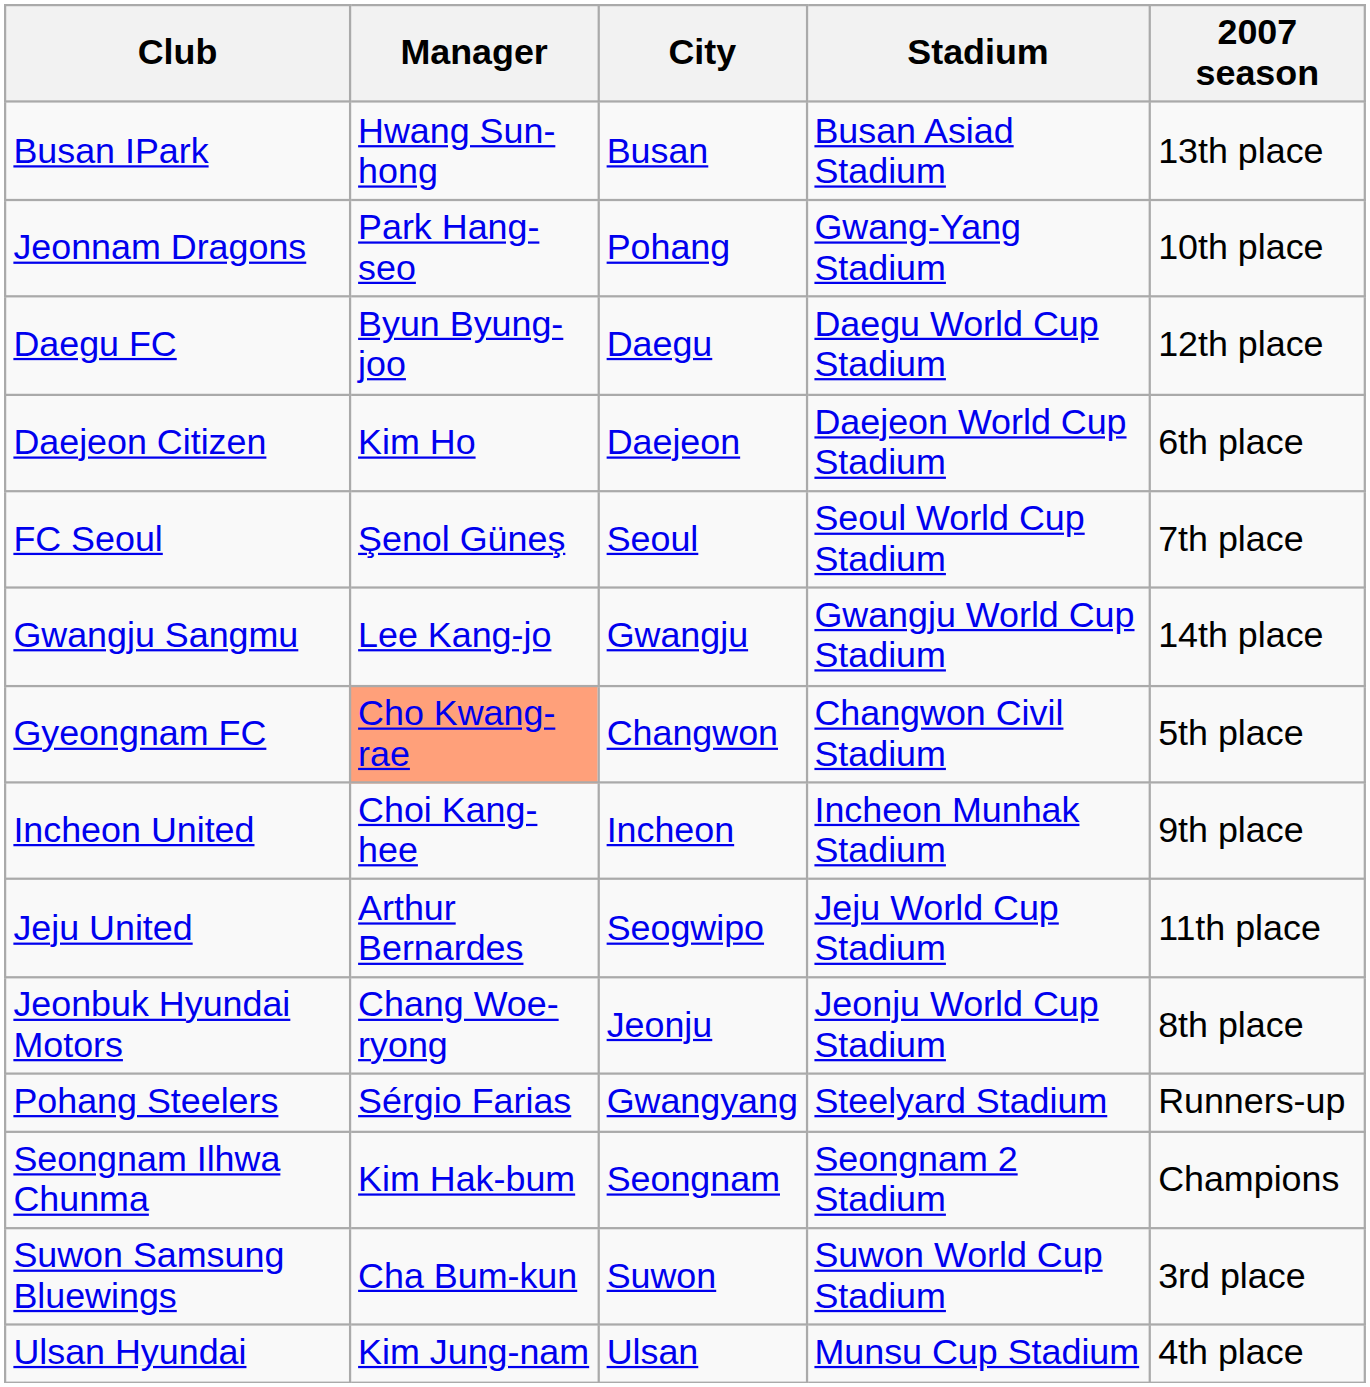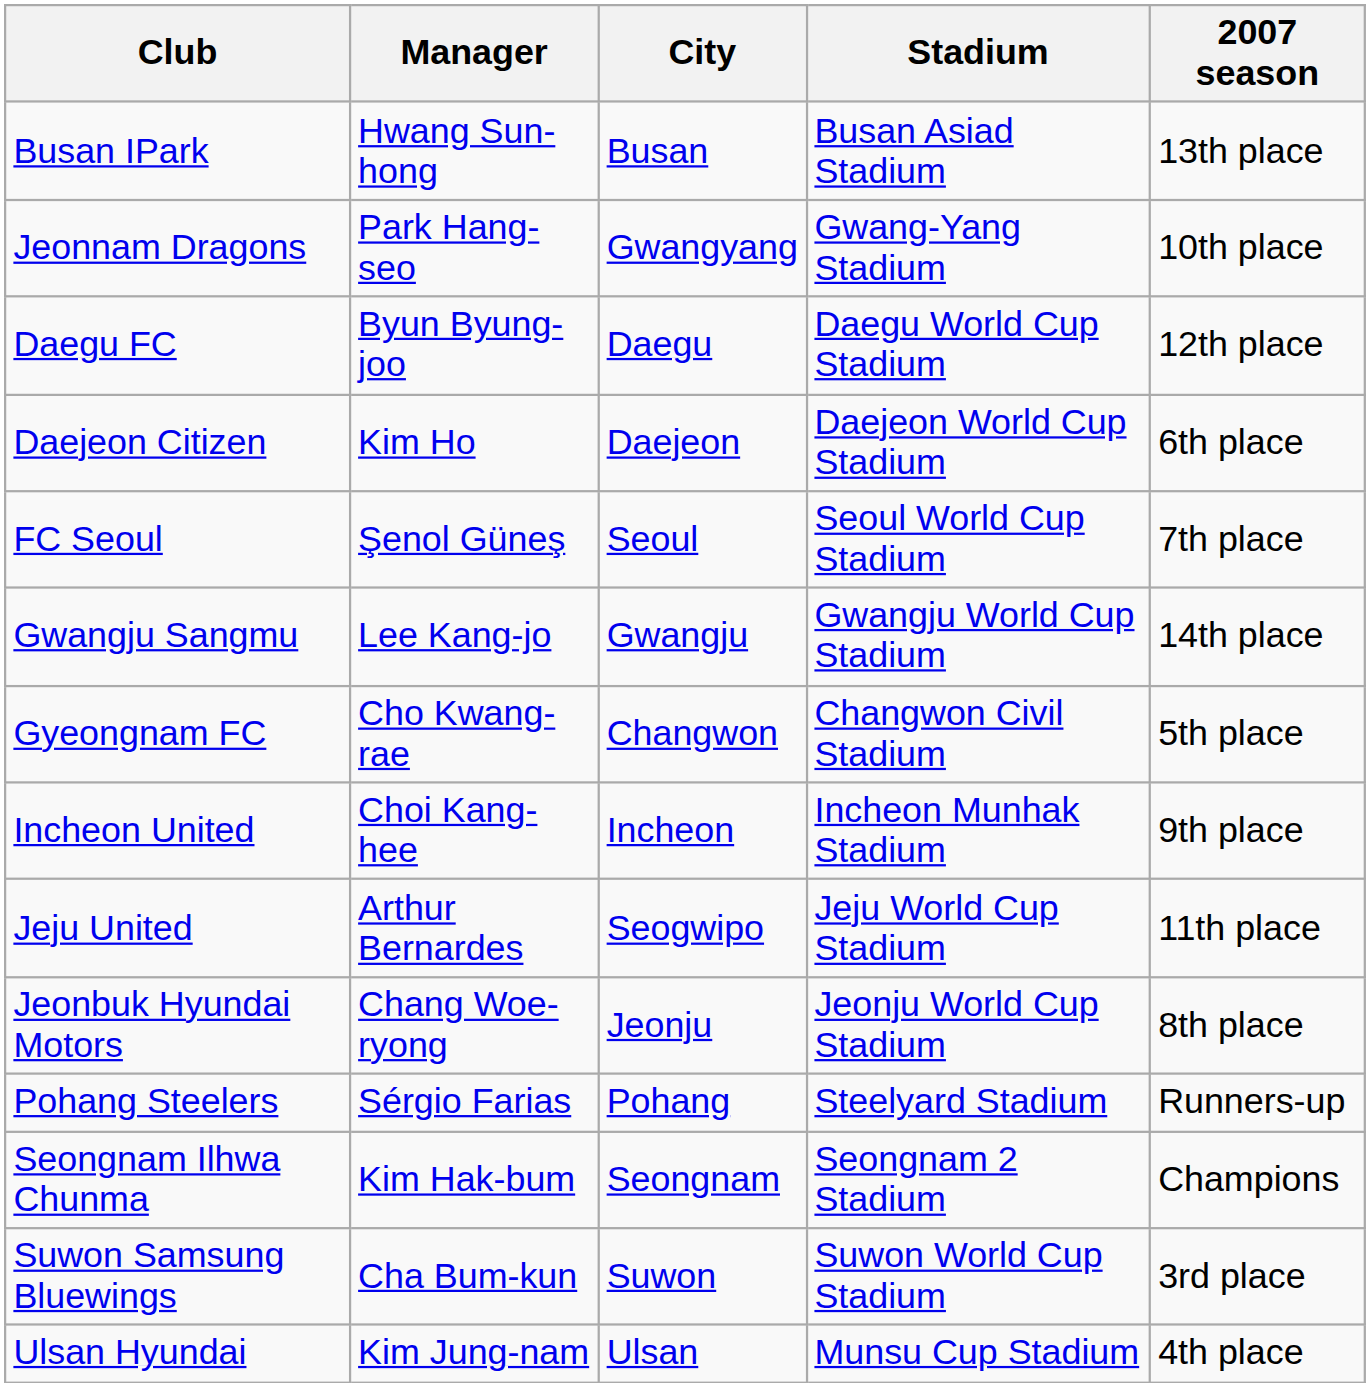(668, 247) Pohang -> (702, 247) Gwangyang
(457, 733) lightsalmon background -> (457, 733) no background
(702, 1101) Gwangyang -> (668, 1101) Pohang
